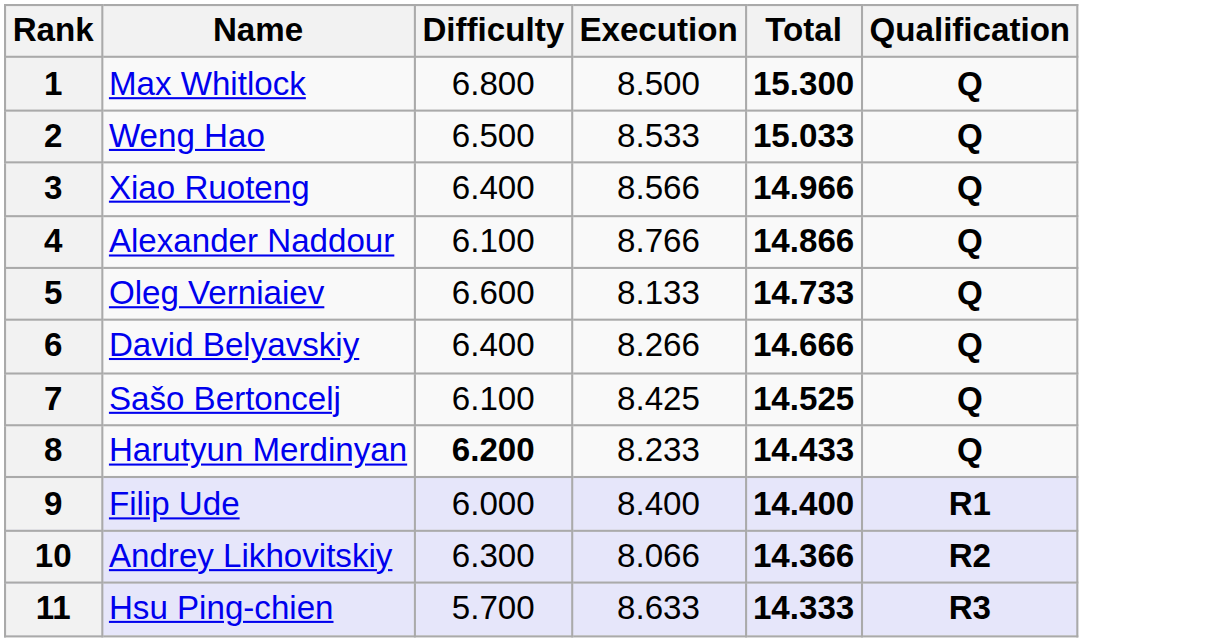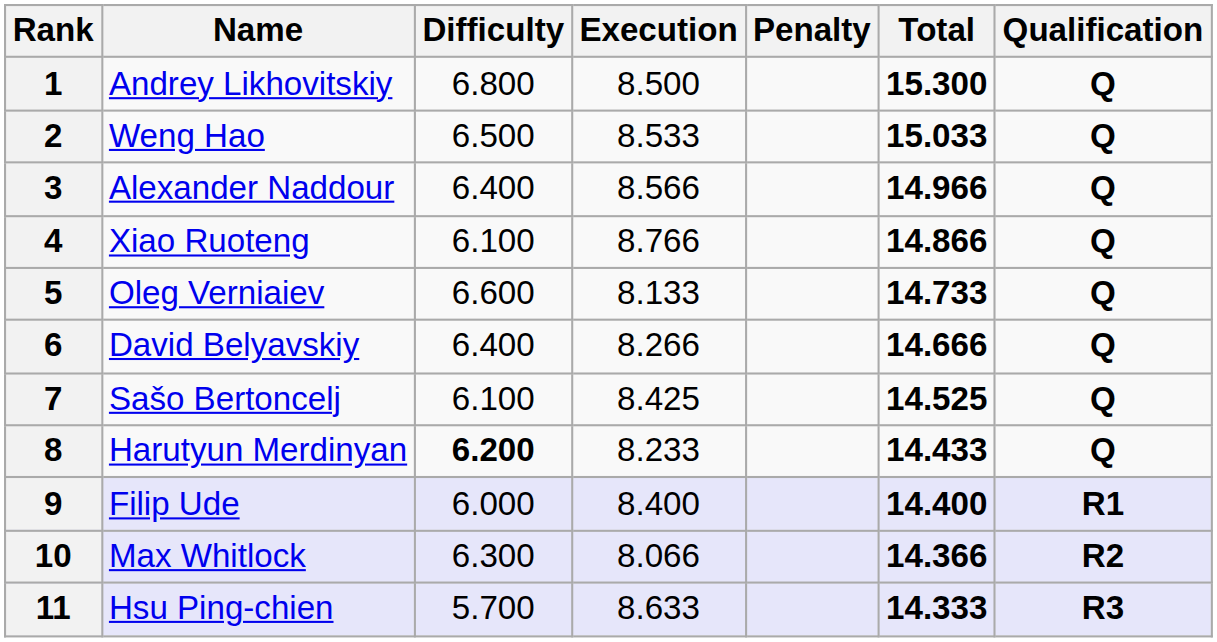+ column: (812, 30)
(207, 83) Max Whitlock -> (251, 83) Andrey Likhovitskiy
(209, 188) Xiao Ruoteng -> (252, 188) Alexander Naddour
(252, 240) Alexander Naddour -> (209, 240) Xiao Ruoteng
(251, 556) Andrey Likhovitskiy -> (207, 556) Max Whitlock
